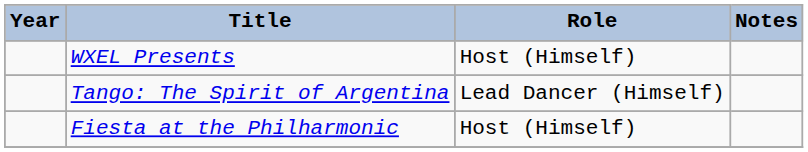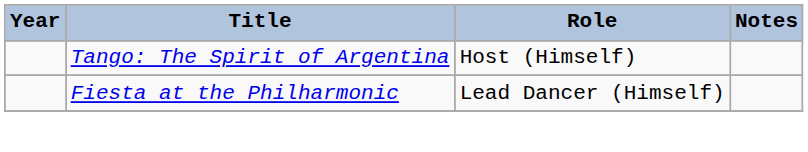- row: (153, 58)
(592, 93) Lead Dancer (Himself) -> (548, 58) Host (Himself)
(548, 128) Host (Himself) -> (592, 93) Lead Dancer (Himself)
